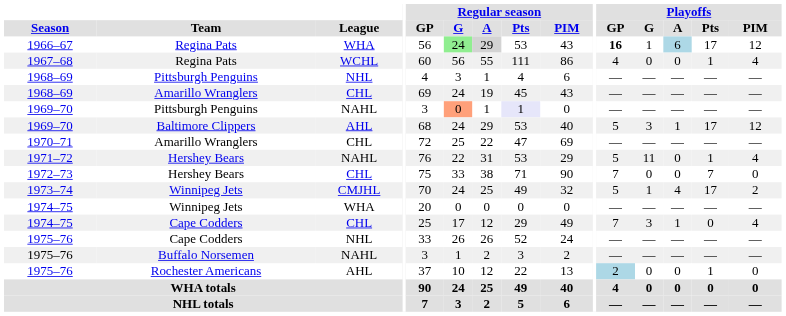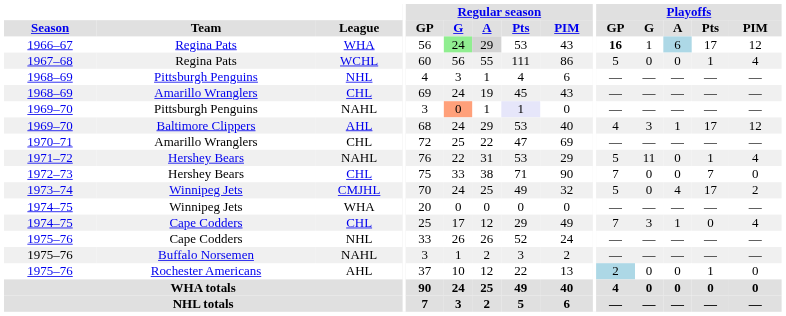(615, 60) 4 -> (615, 60) 5
(615, 125) 5 -> (615, 125) 4
(649, 190) 1 -> (649, 190) 0
